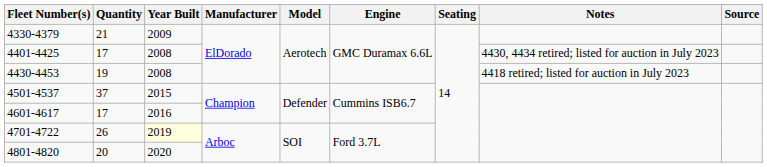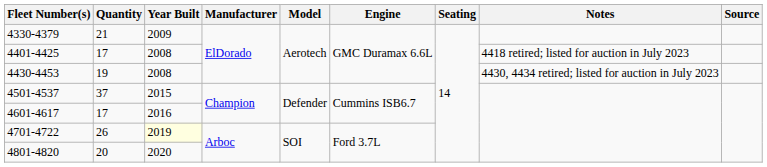(600, 54) 4430, 4434 retired; listed for auction in July 2023 -> (585, 54) 4418 retired; listed for auction in July 2023
(585, 73) 4418 retired; listed for auction in July 2023 -> (600, 73) 4430, 4434 retired; listed for auction in July 2023
